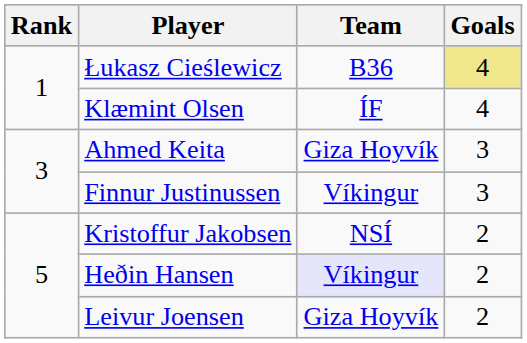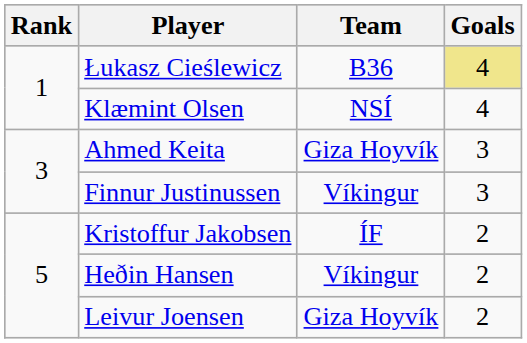(371, 108) ÍF -> (371, 108) NSÍ
(371, 233) NSÍ -> (371, 233) ÍF
(371, 274) lavender background -> (371, 274) no background
